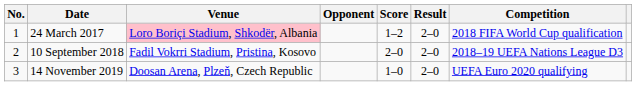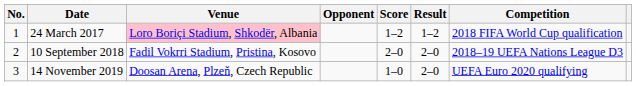(430, 33) 2–0 -> (430, 33) 1–2
